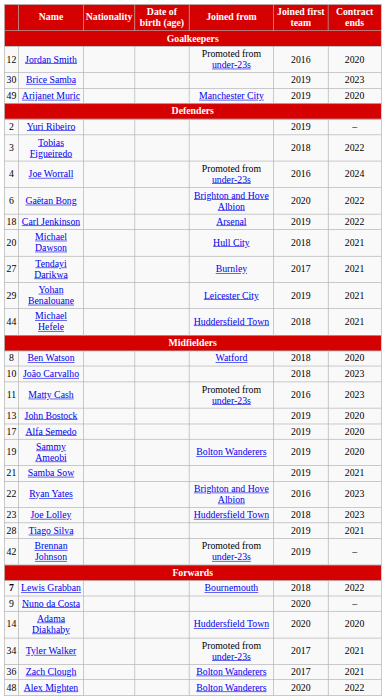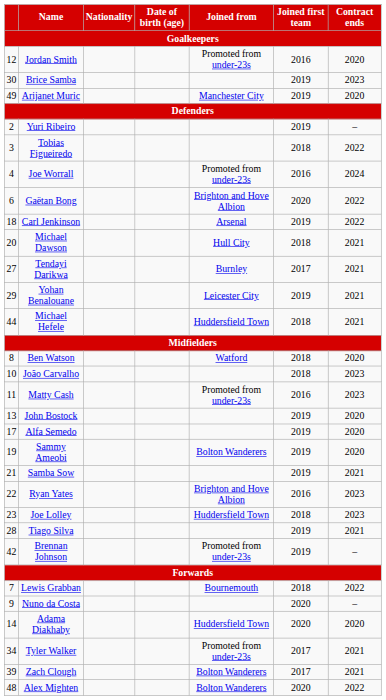(11, 588) bold -> (11, 588) normal
(11, 672) 36 -> (11, 672) 39
